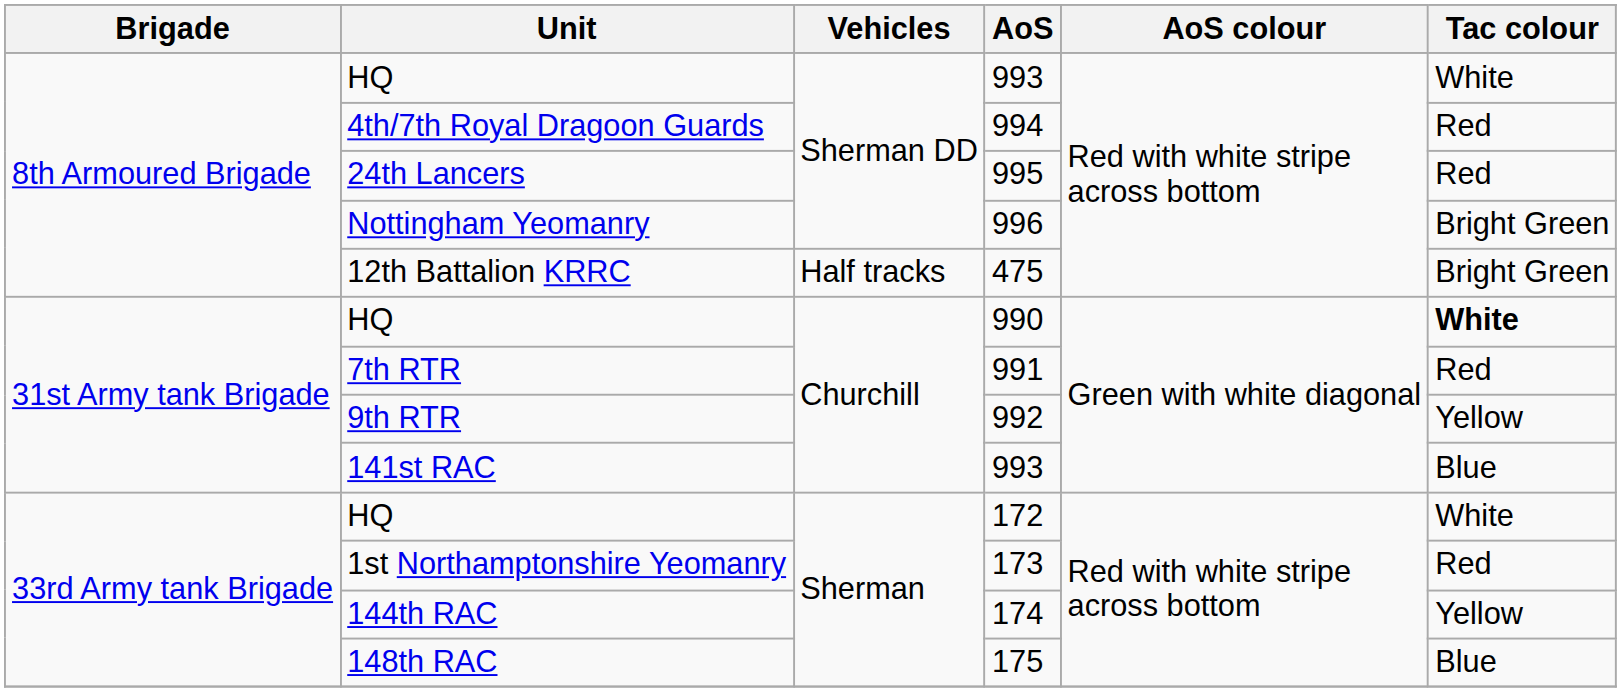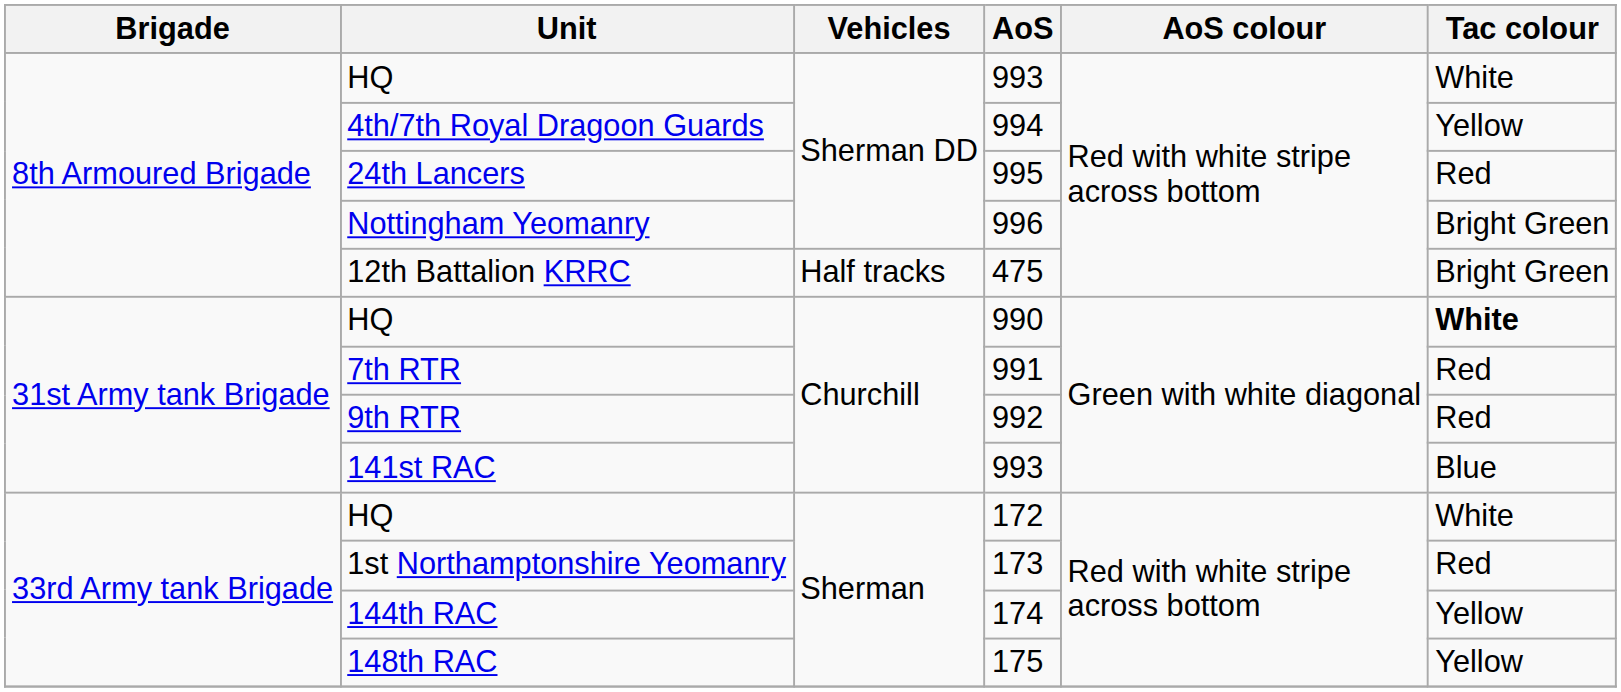(1463, 126) Red -> (1479, 126) Yellow
(1479, 418) Yellow -> (1463, 418) Red
(1466, 662) Blue -> (1479, 662) Yellow
